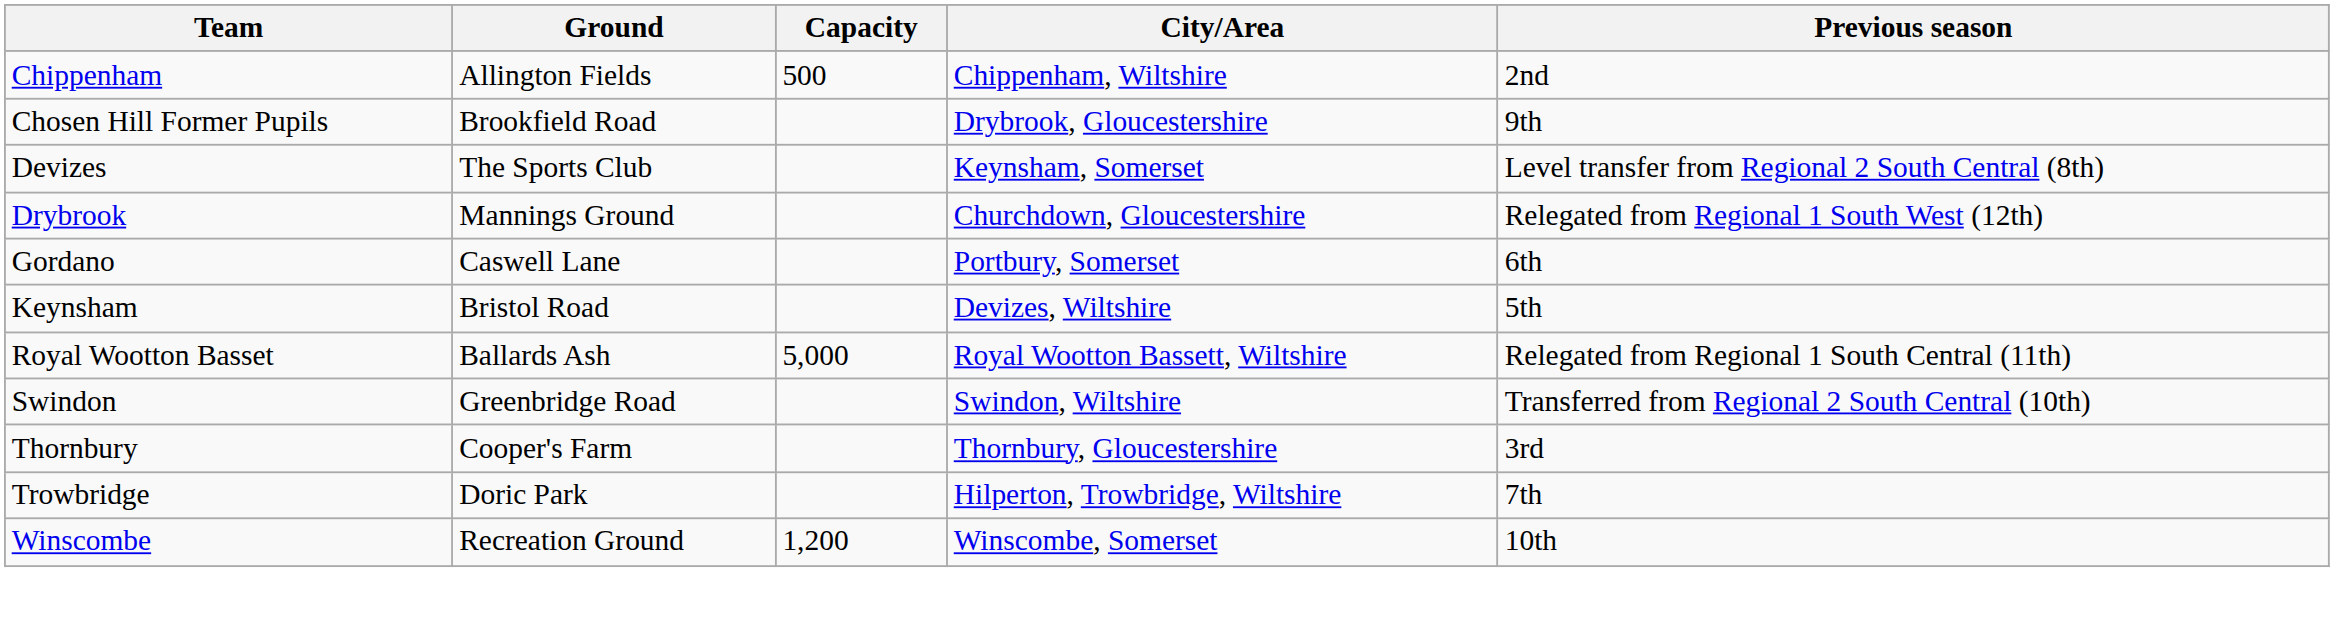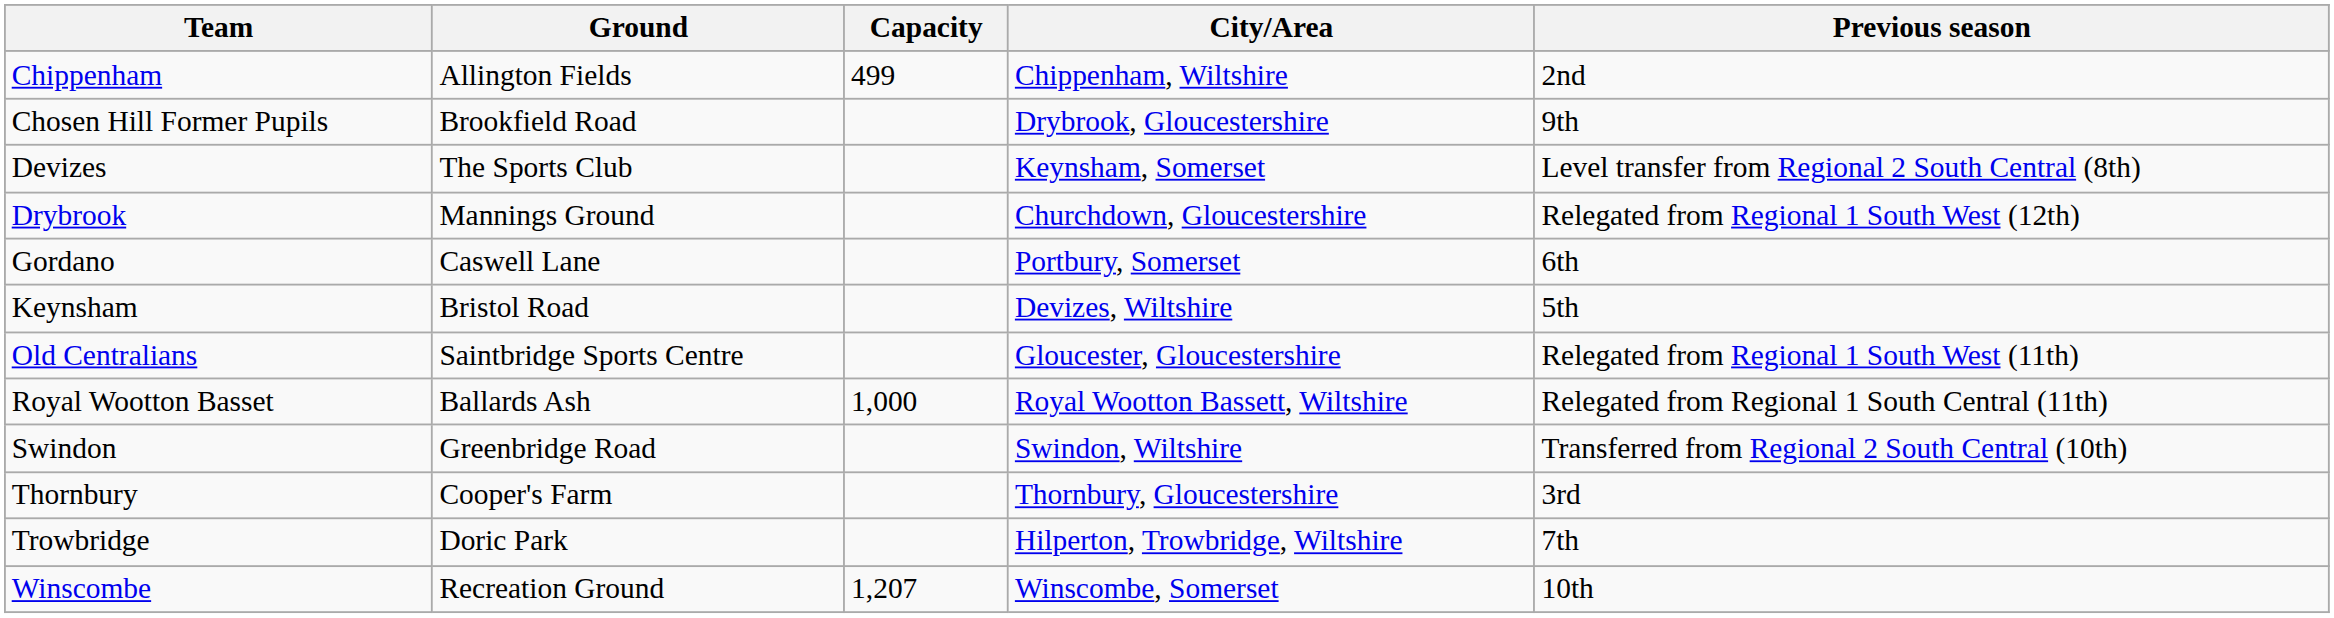(804, 74) 500 -> (873, 74) 499
+ row: (105, 354)
(815, 354) 5,000 -> (884, 401) 1,000
(815, 541) 1,200 -> (884, 588) 1,207
